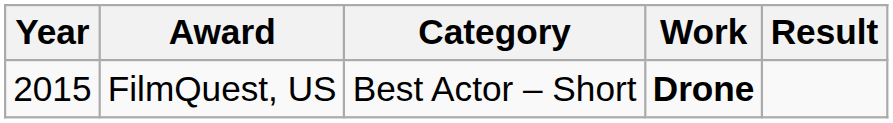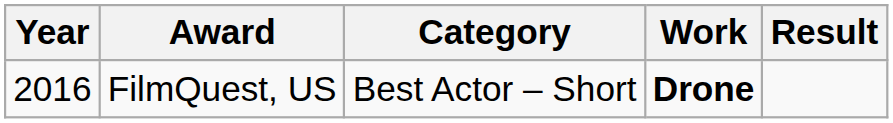(52, 88) 2015 -> (52, 88) 2016
